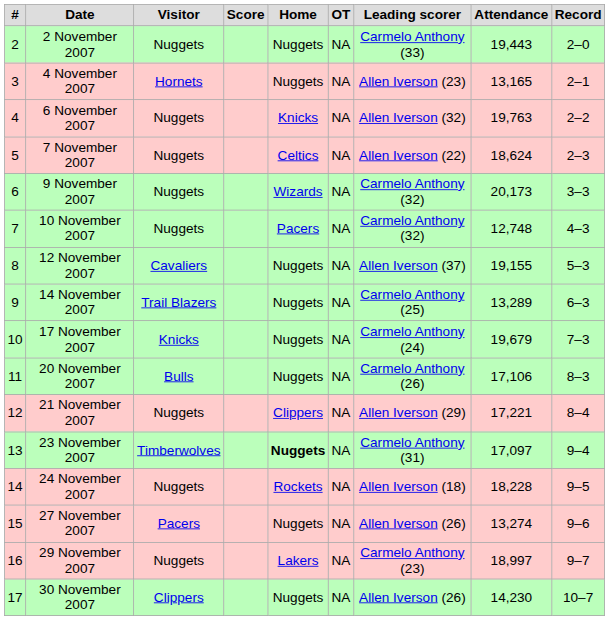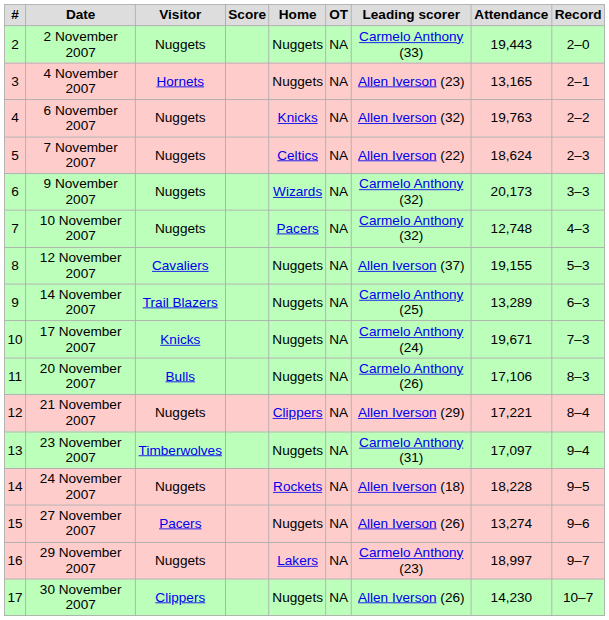(511, 339) 19,679 -> (511, 339) 19,671
(298, 450) bold -> (298, 450) normal
